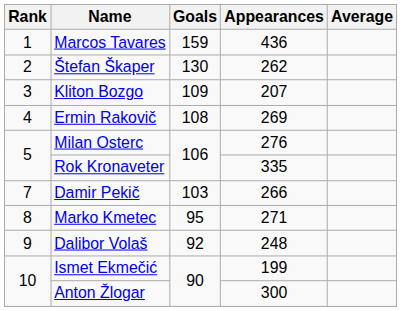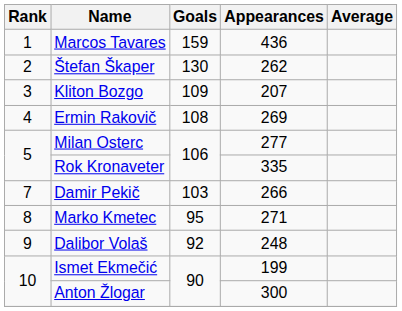(274, 142) 276 -> (274, 142) 277
